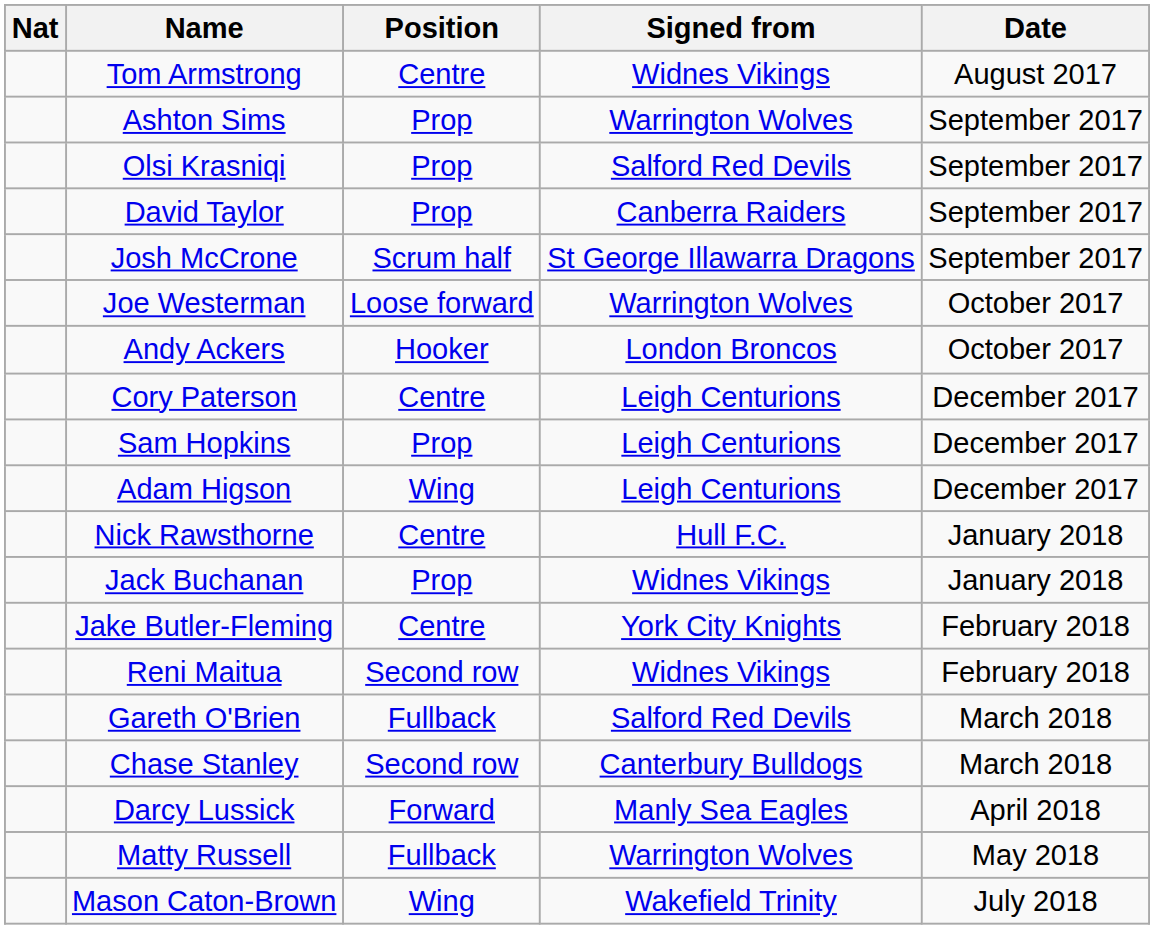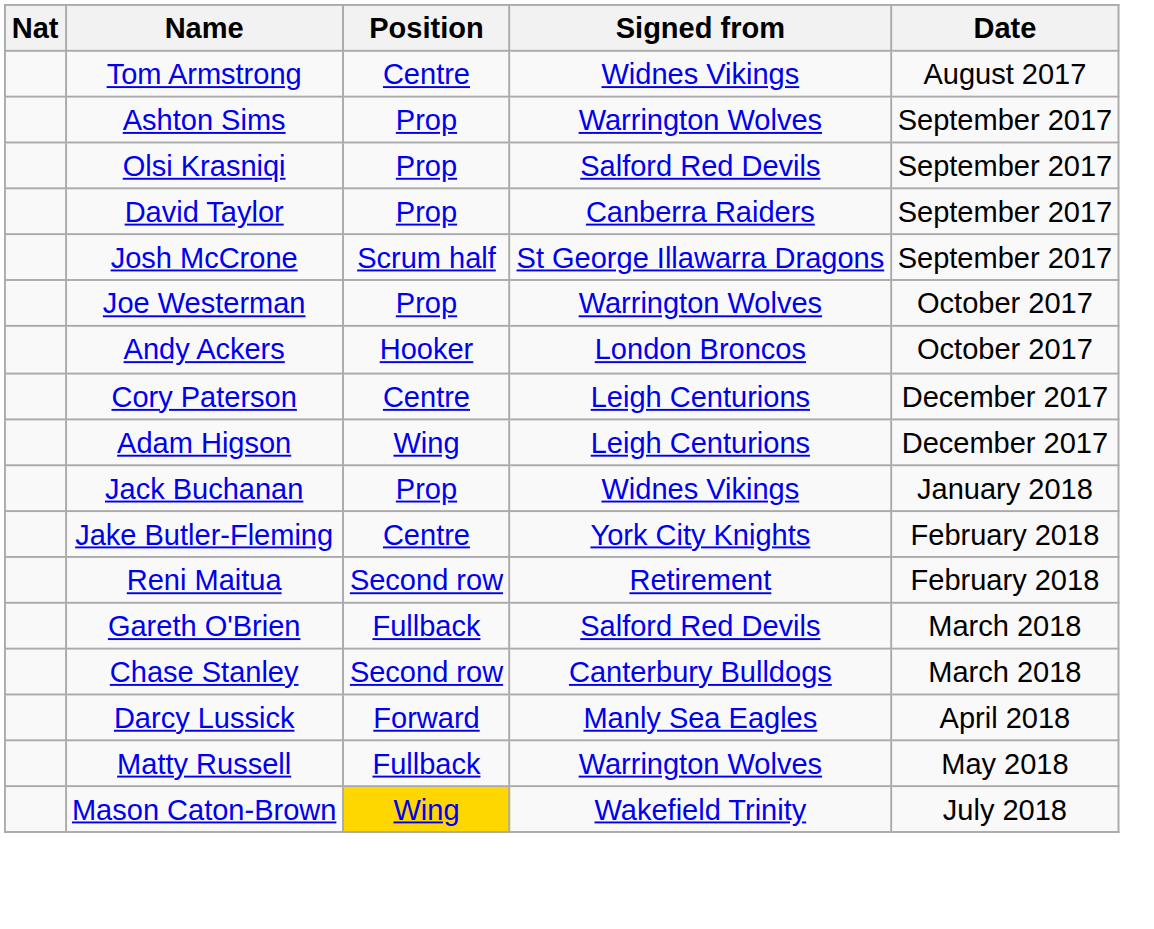(442, 304) Loose forward -> (426, 304) Prop
- row: (204, 442)
- row: (204, 534)
(731, 672) Widnes Vikings -> (700, 580) Retirement
(442, 901) no background -> (426, 809) gold background
